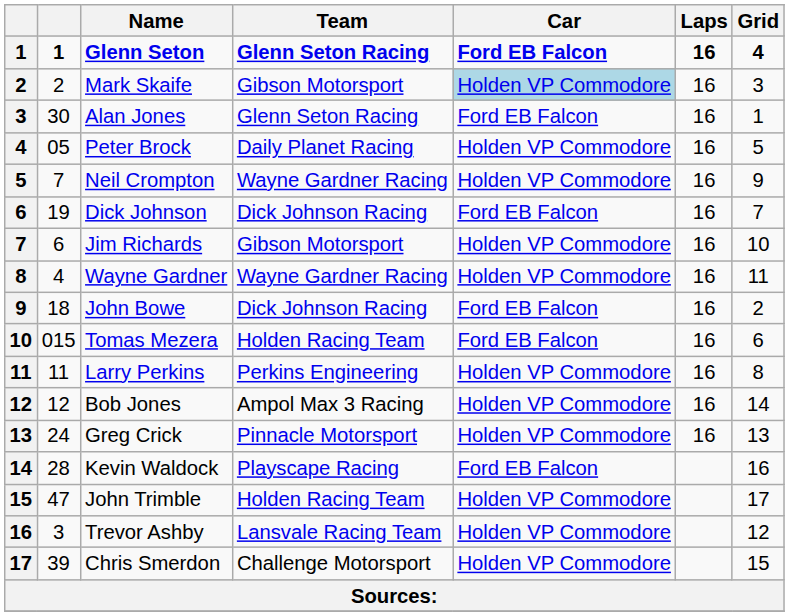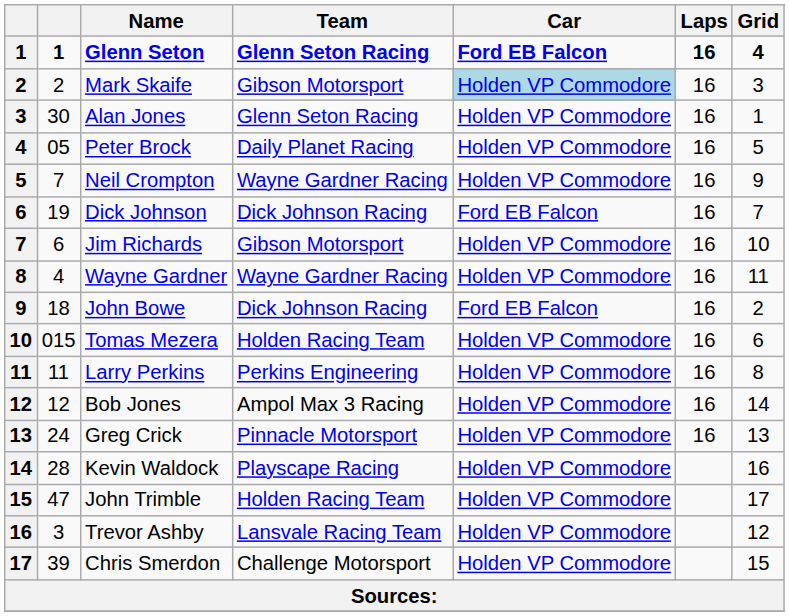(528, 116) Ford EB Falcon -> (564, 116) Holden VP Commodore
(528, 340) Ford EB Falcon -> (564, 340) Holden VP Commodore
(528, 467) Ford EB Falcon -> (564, 467) Holden VP Commodore
